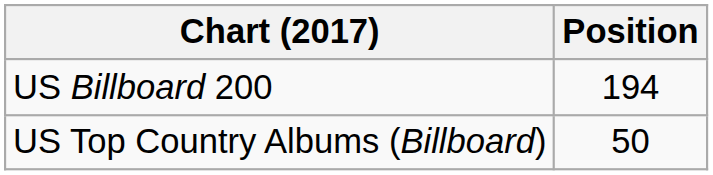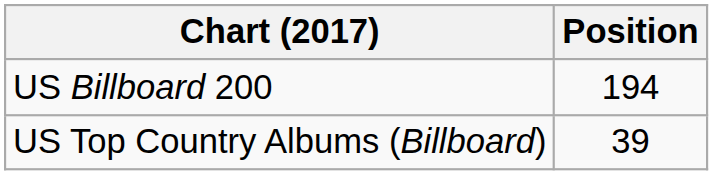(631, 141) 50 -> (631, 141) 39
